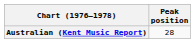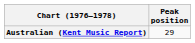(170, 32) 28 -> (170, 32) 29
